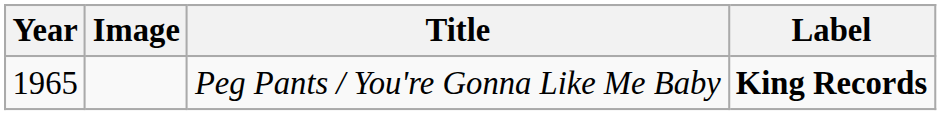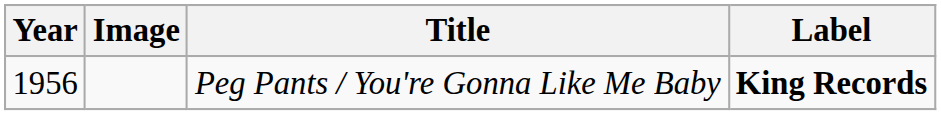(45, 82) 1965 -> (45, 82) 1956
